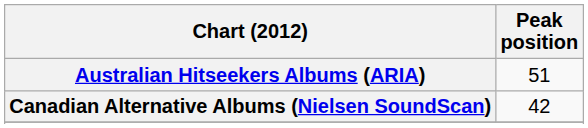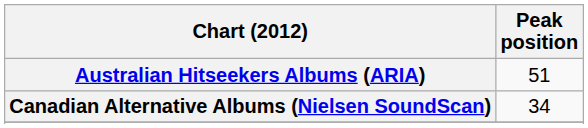(539, 106) 42 -> (539, 106) 34
